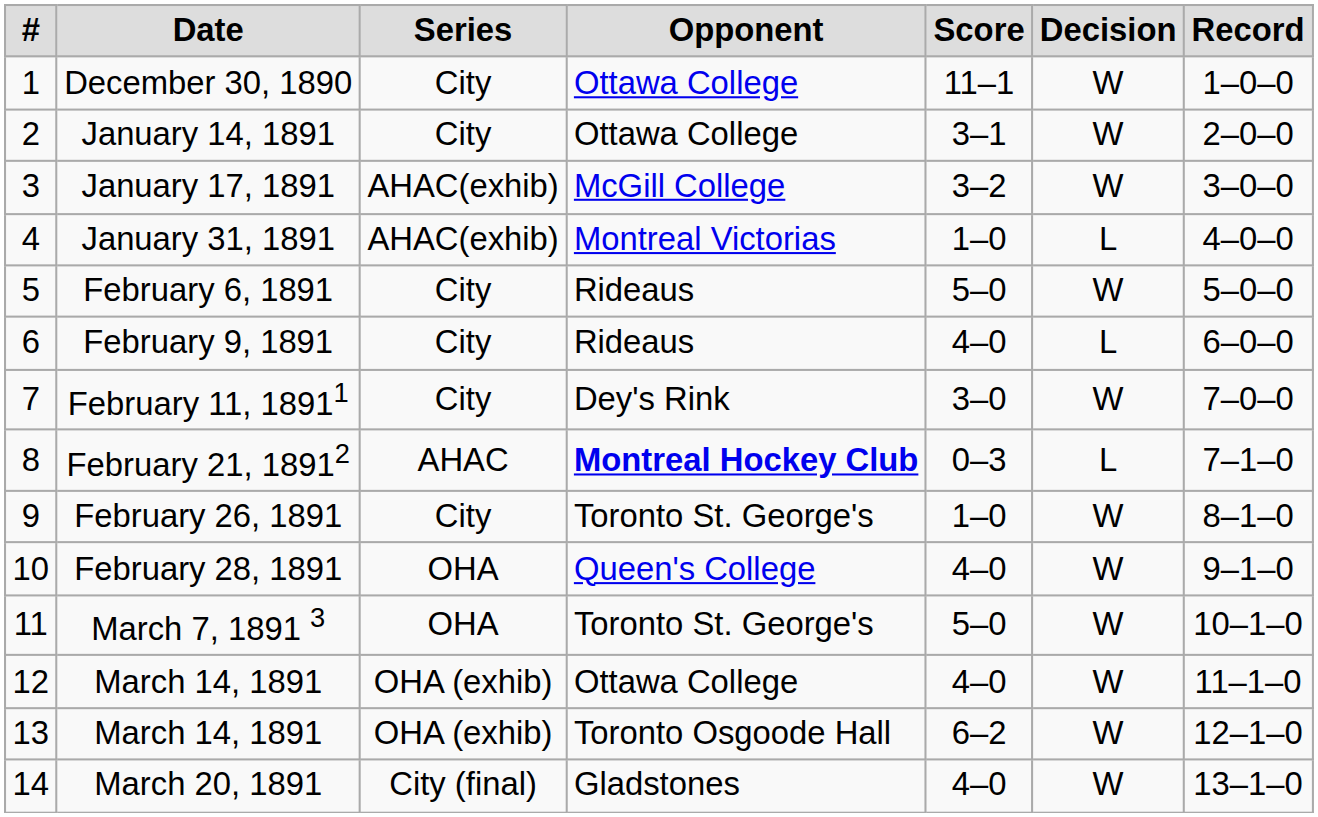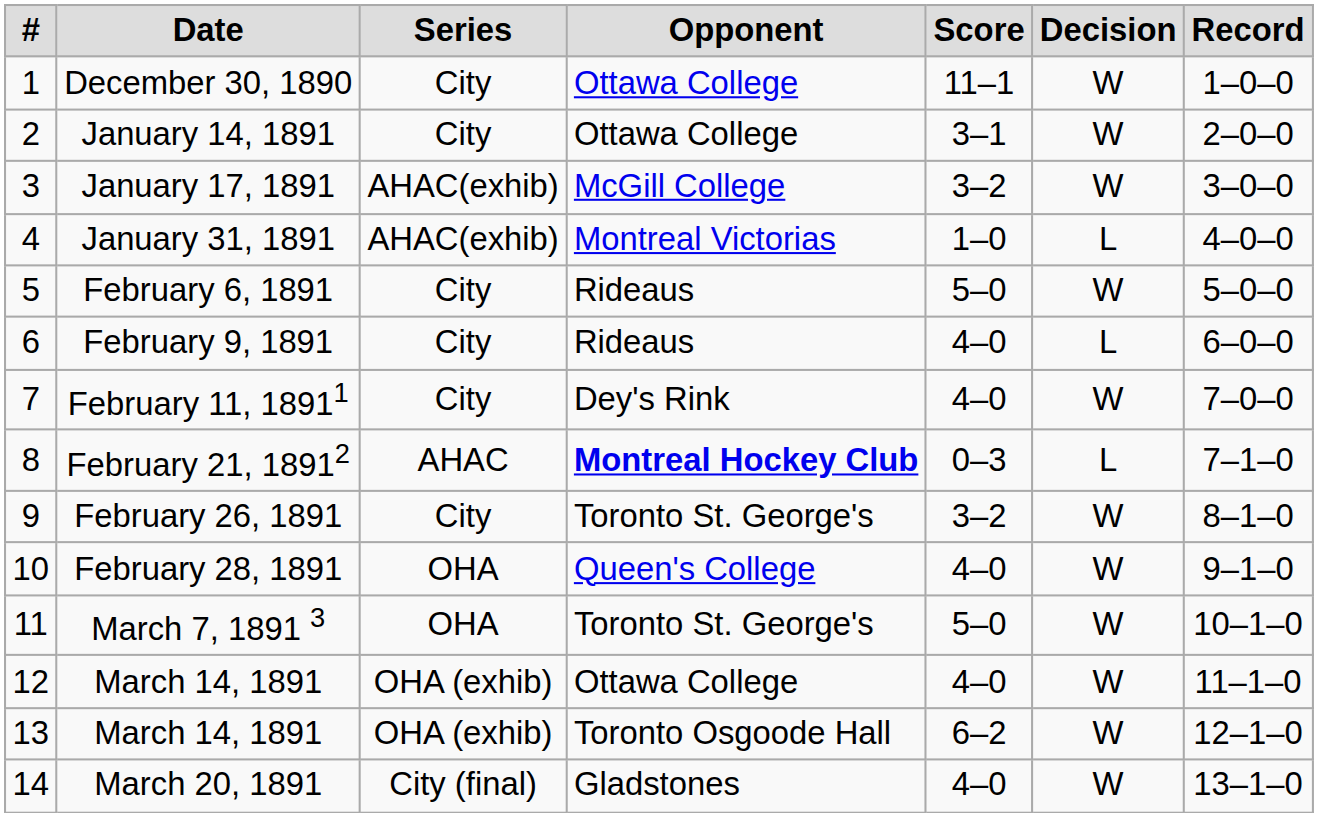(979, 399) 3–0 -> (979, 399) 4–0
(979, 516) 1–0 -> (979, 516) 3–2
